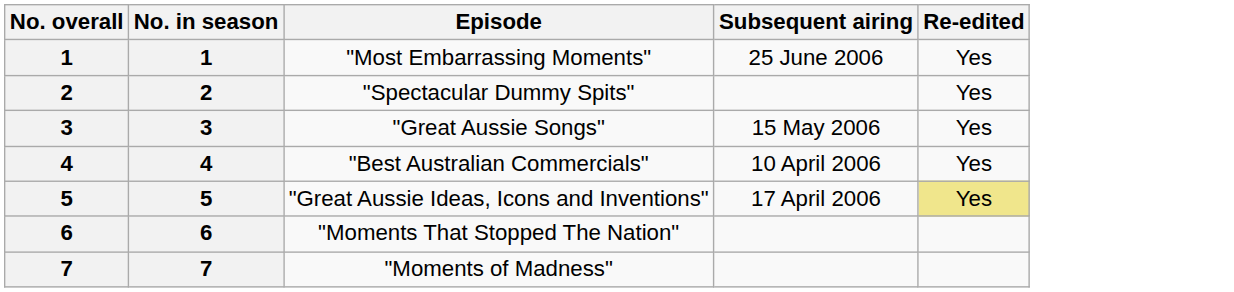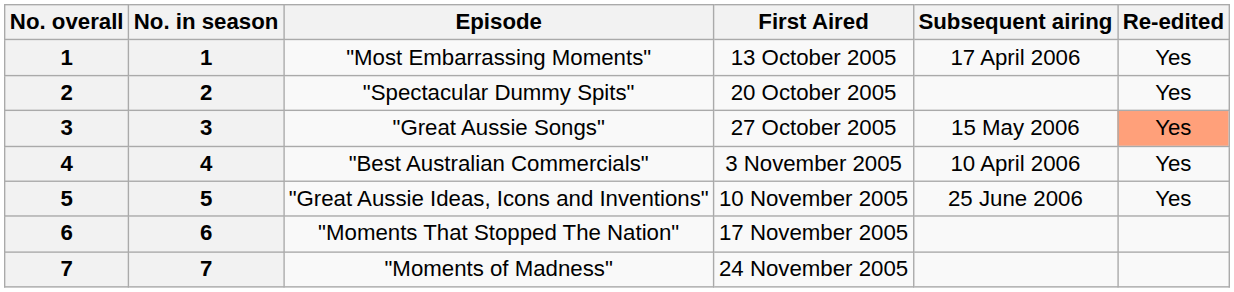+ column: (814, 22)
(816, 57) 25 June 2006 -> (1015, 57) 17 April 2006
(974, 127) no background -> (1173, 127) lightsalmon background
(816, 198) 17 April 2006 -> (1015, 198) 25 June 2006
(974, 198) khaki background -> (1173, 198) no background
